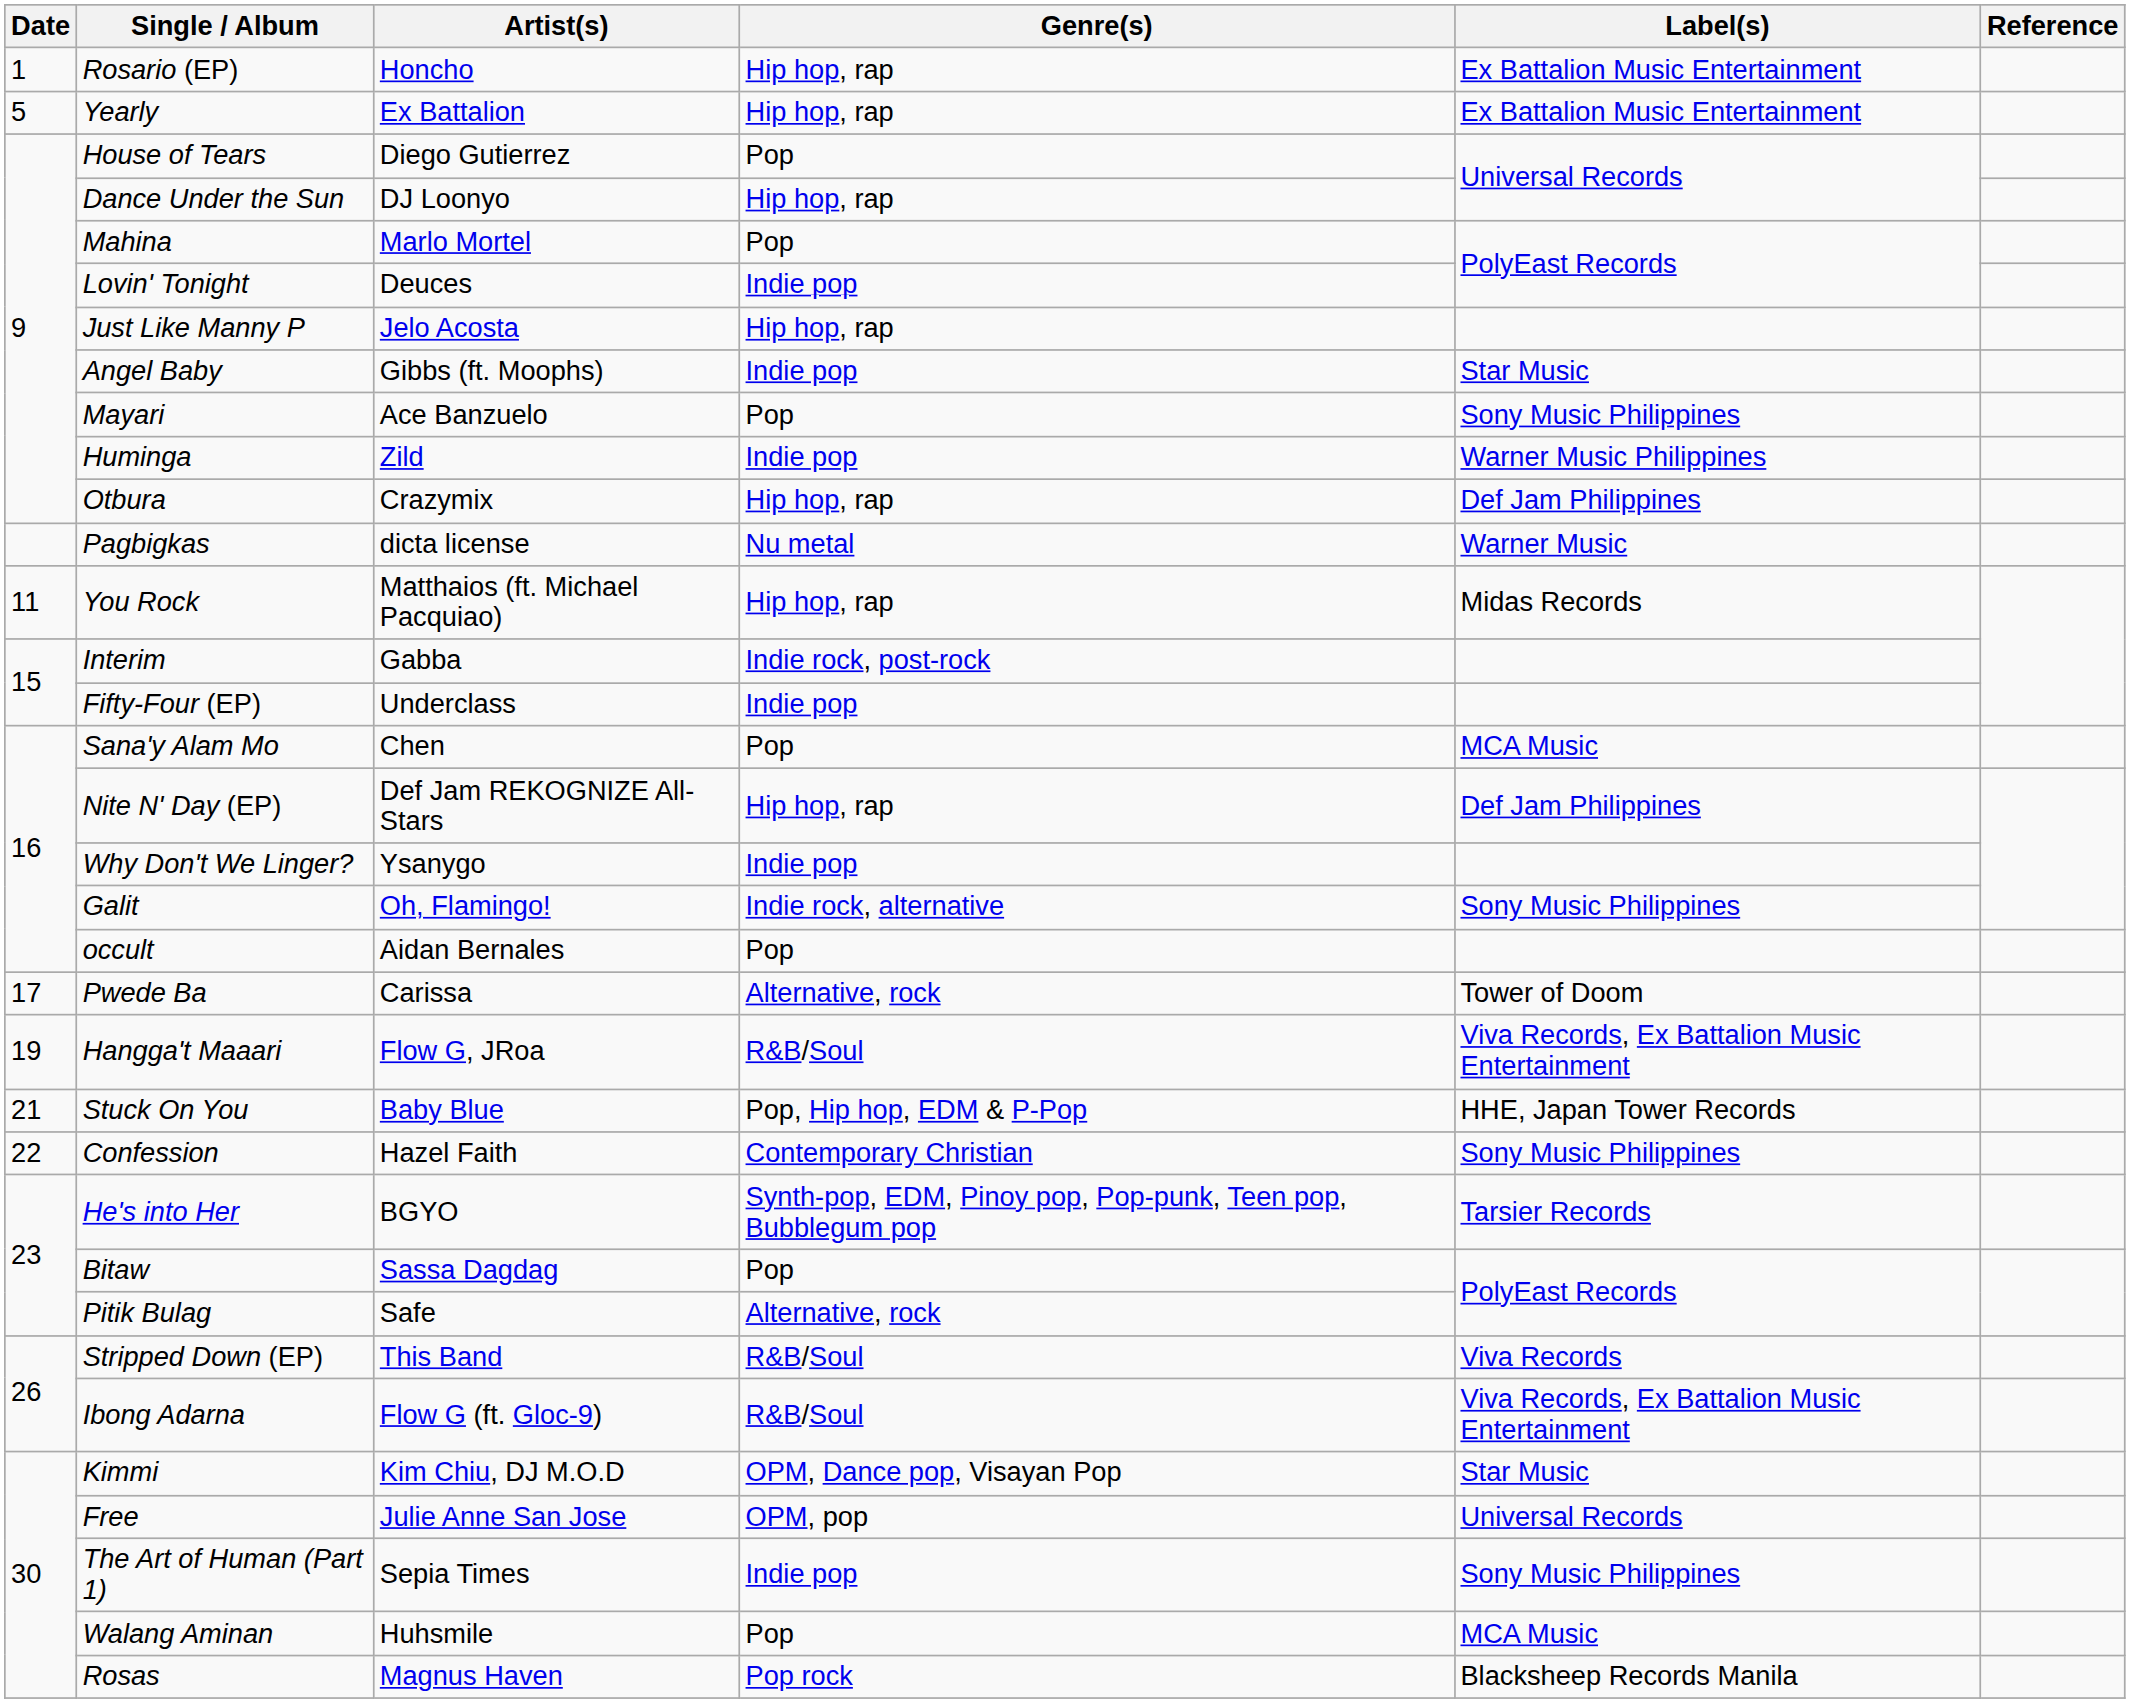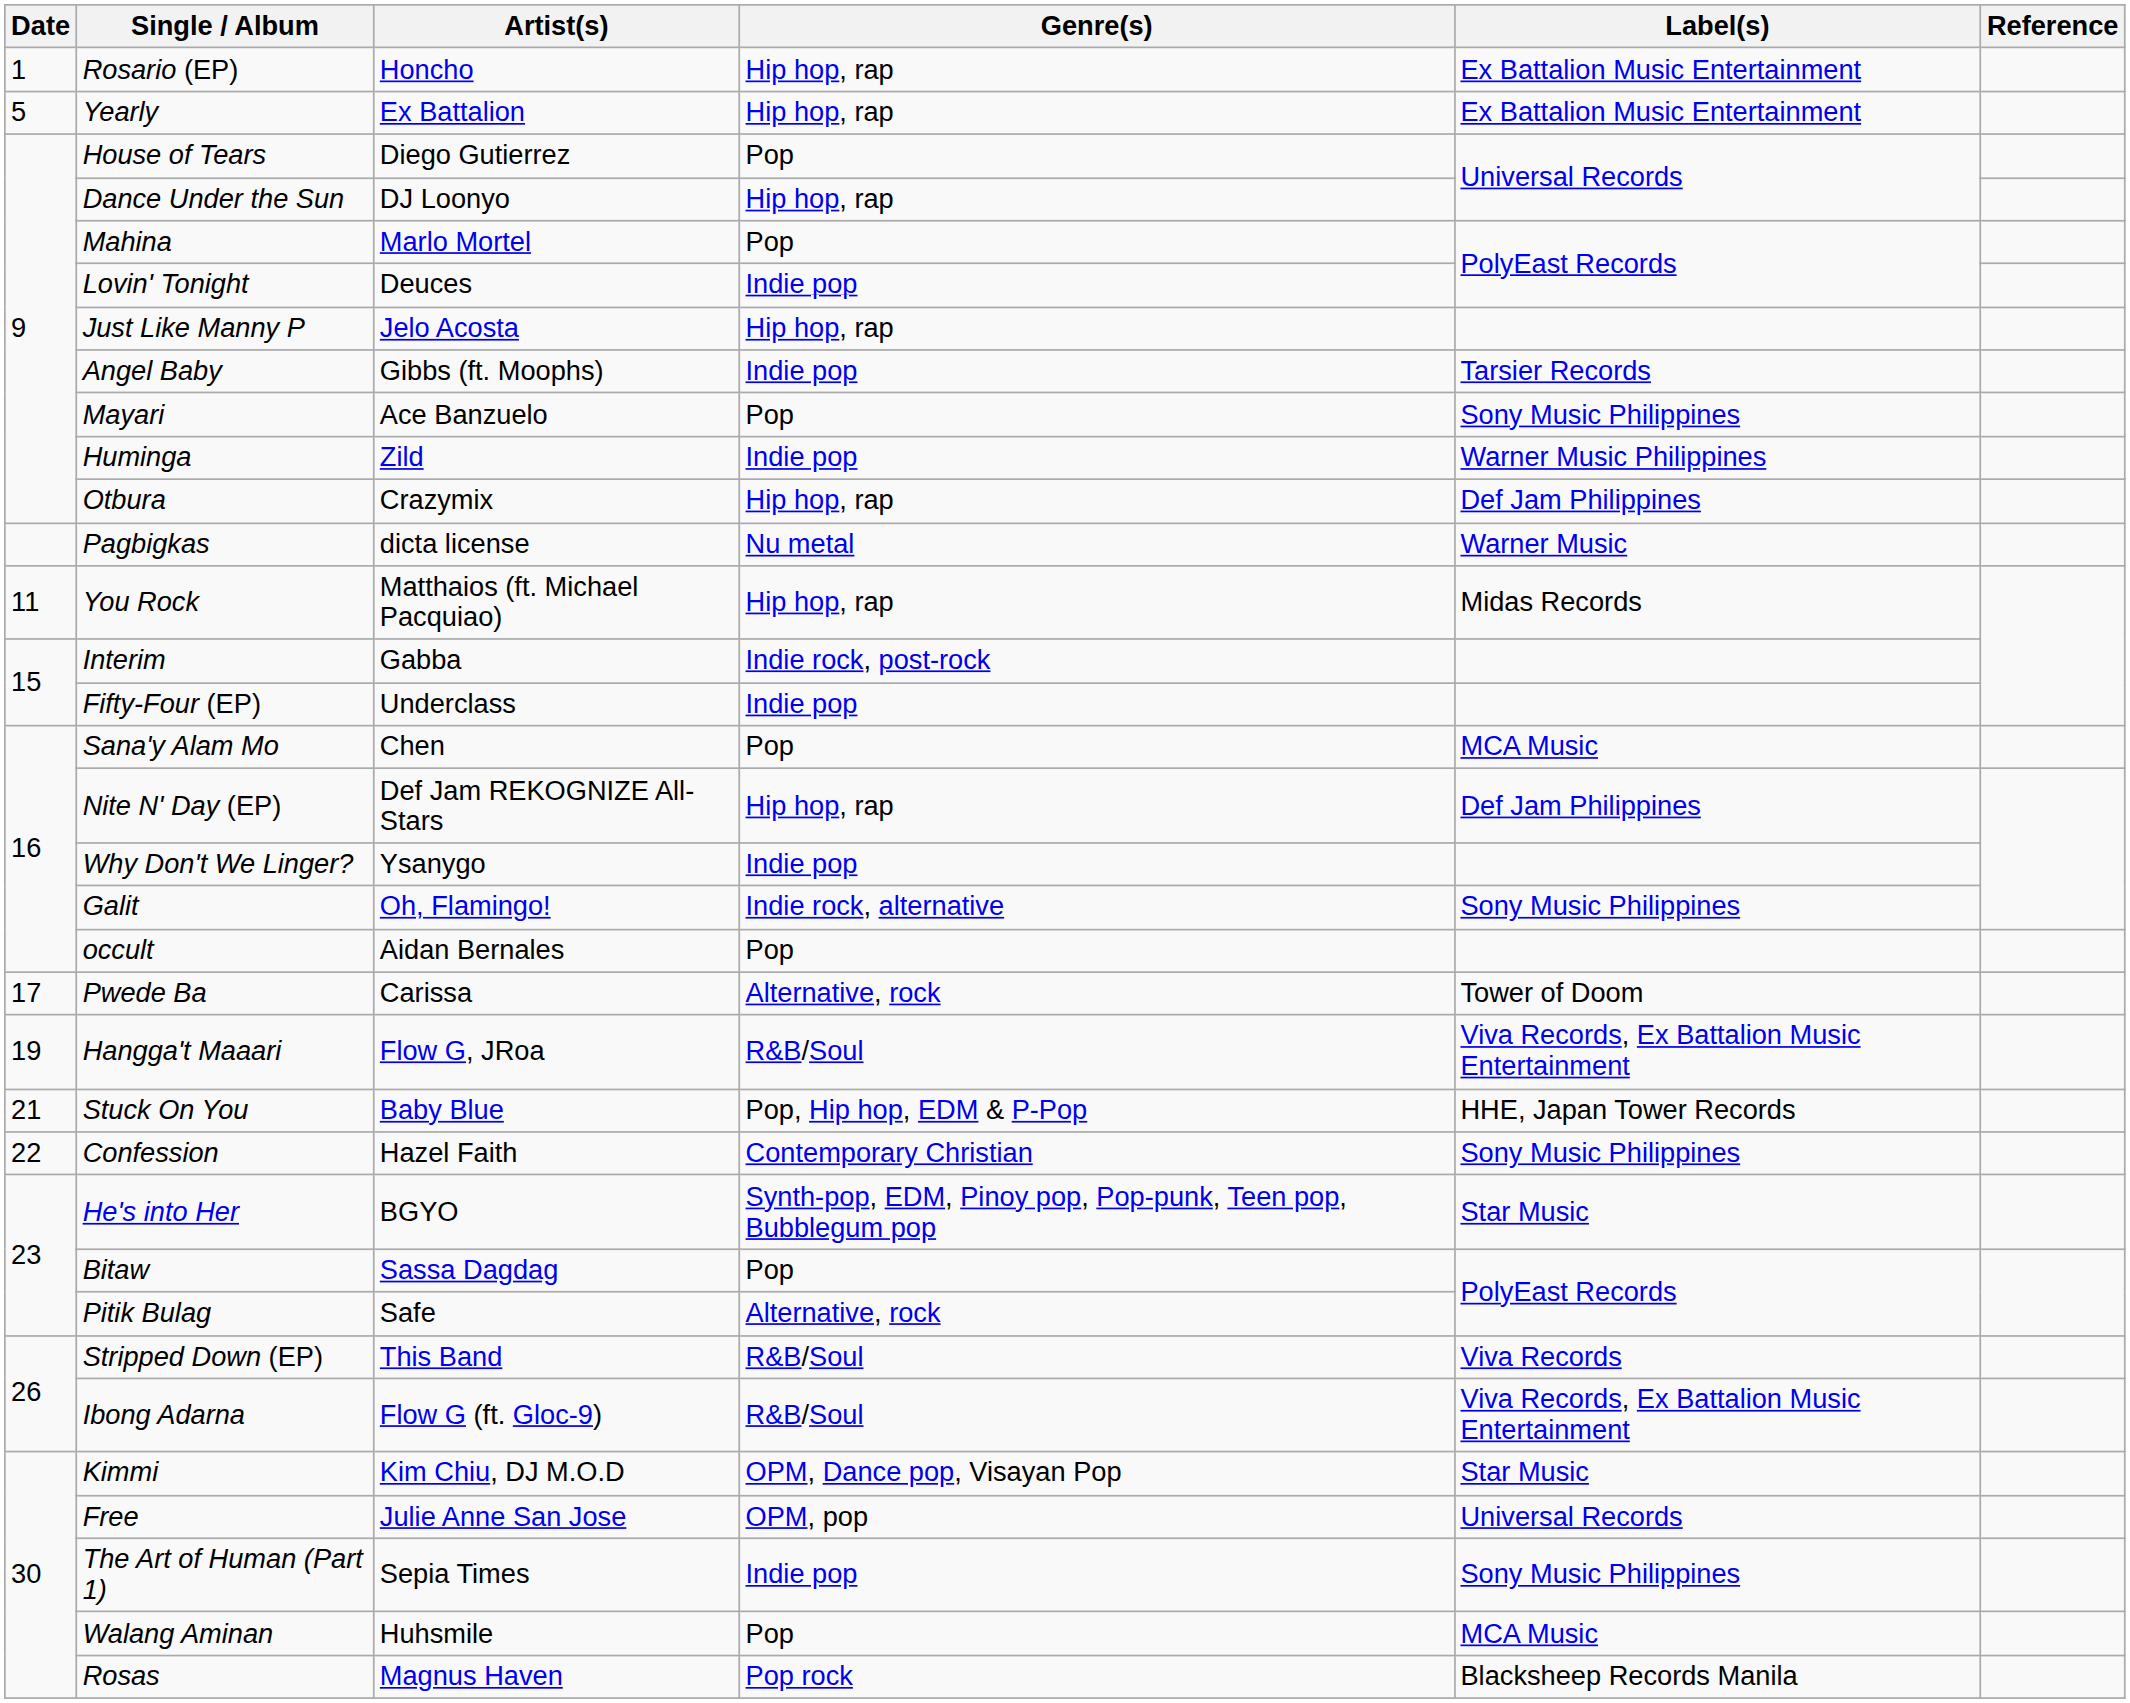(1525, 371) Star Music -> (1556, 371) Tarsier Records
(1556, 1211) Tarsier Records -> (1525, 1211) Star Music
